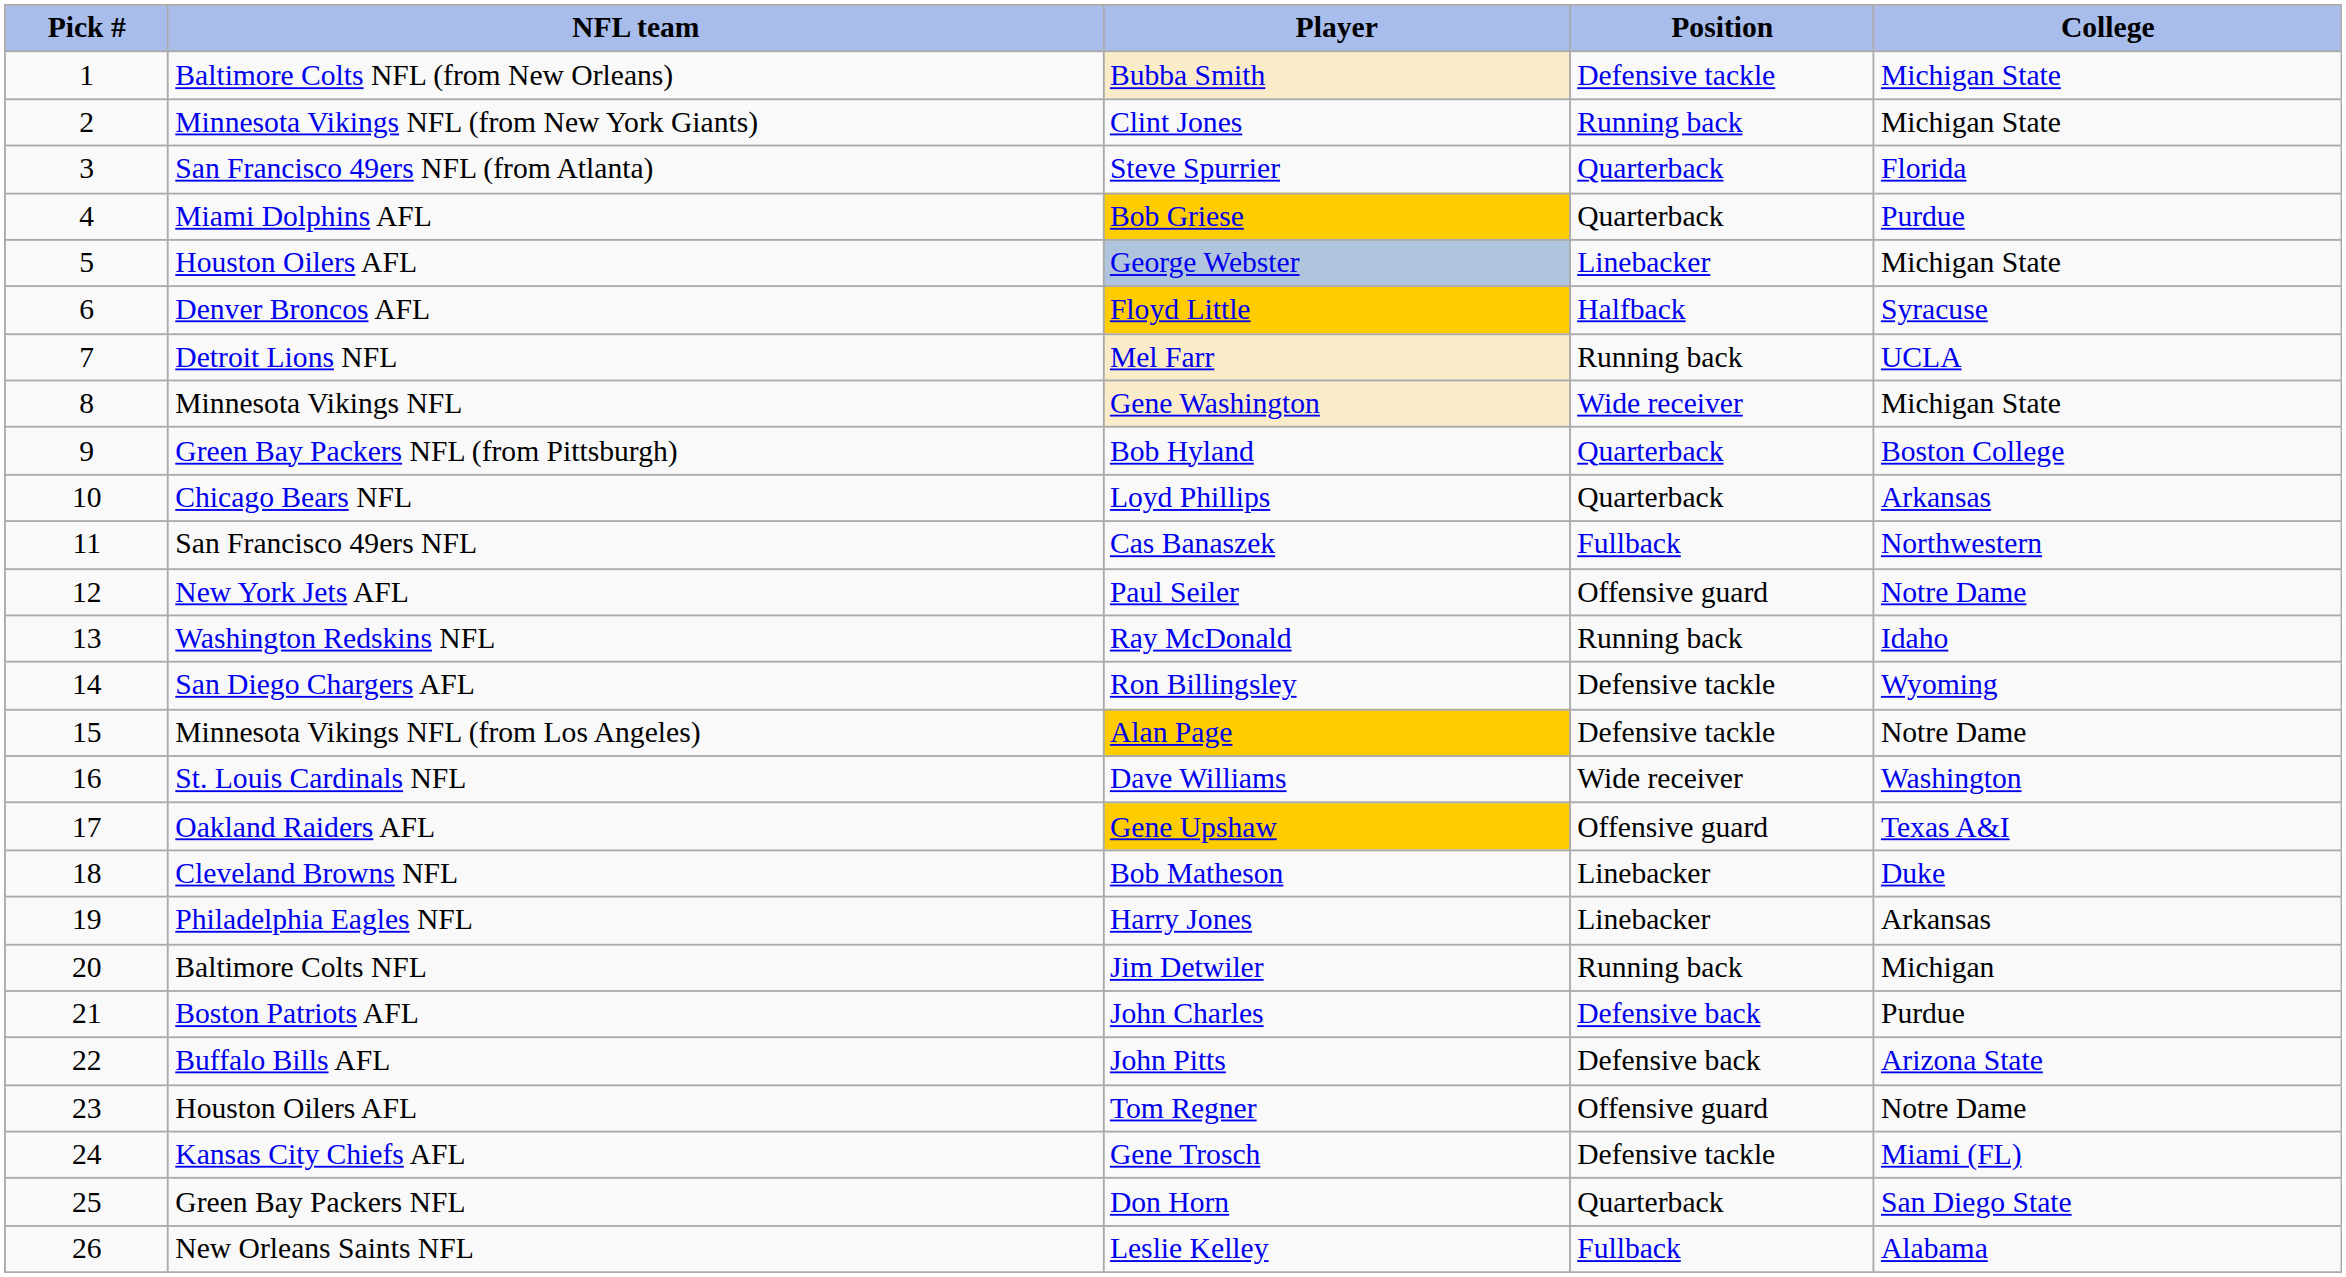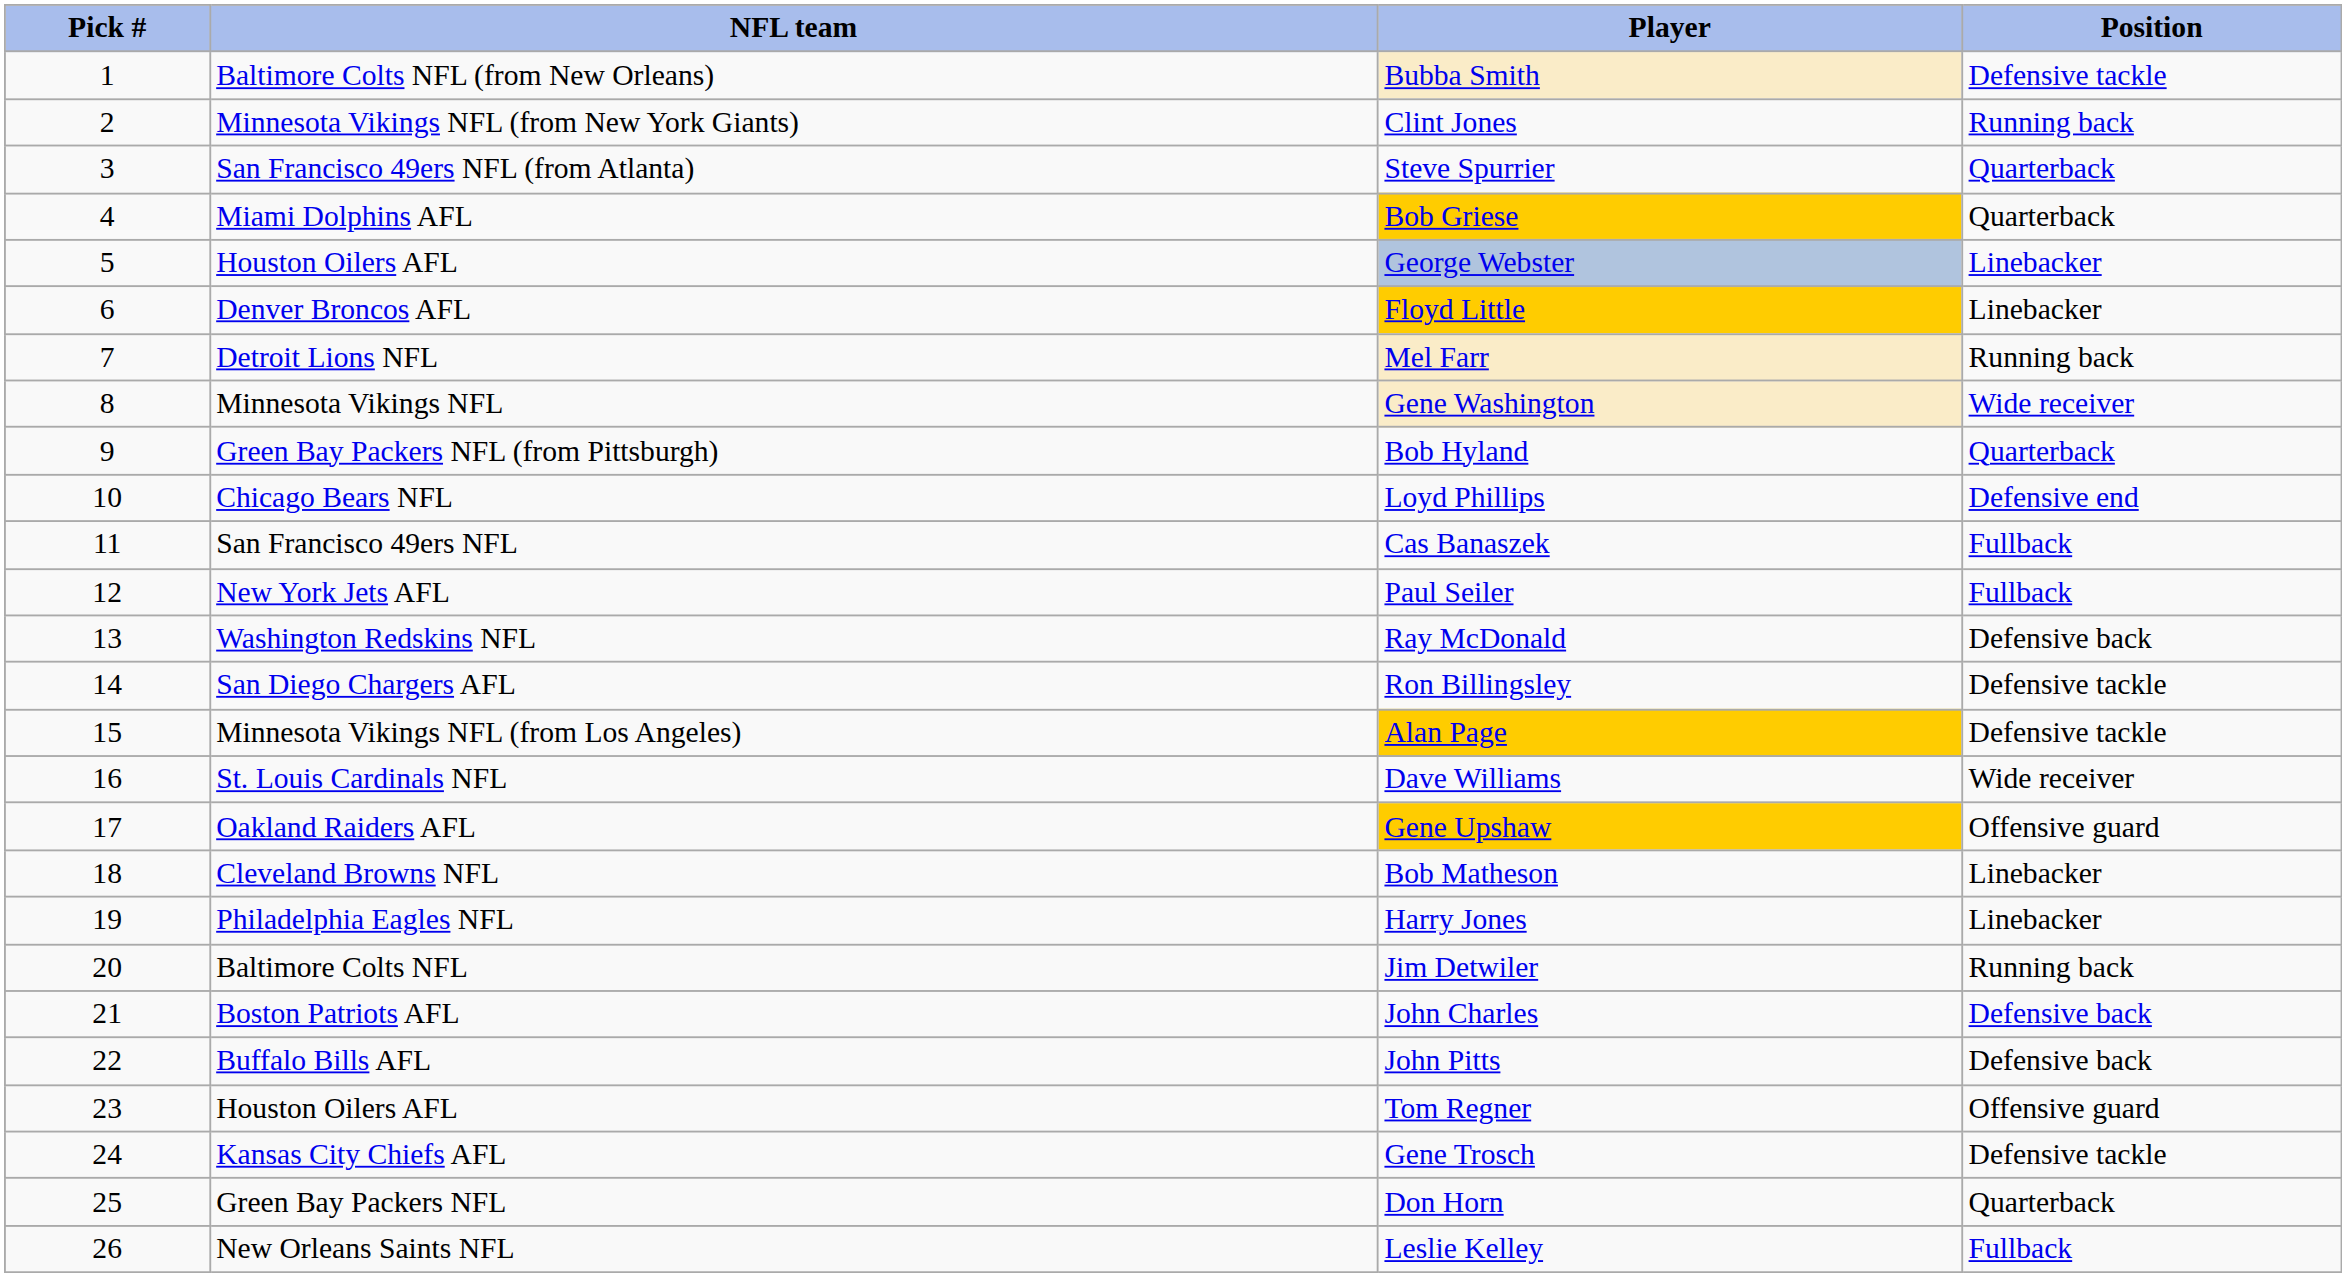- column: (2108, 27)
(1631, 309) Halfback -> (2035, 309) Linebacker
(1650, 497) Quarterback -> (2054, 497) Defensive end
(1673, 591) Offensive guard -> (2020, 591) Fullback
(1660, 638) Running back -> (2060, 638) Defensive back
